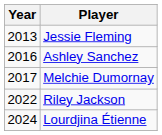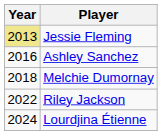(22, 36) no background -> (22, 36) khaki background
(22, 78) 2017 -> (22, 78) 2018
